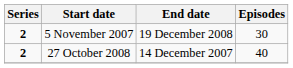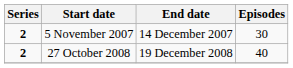(186, 33) 19 December 2008 -> (186, 33) 14 December 2007
(186, 53) 14 December 2007 -> (186, 53) 19 December 2008
